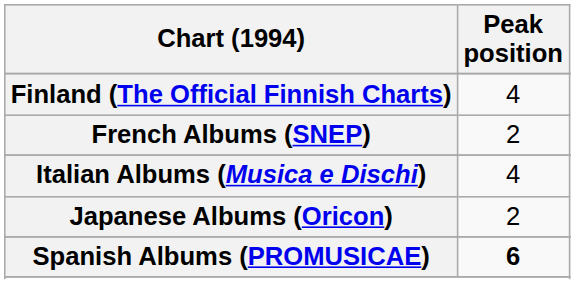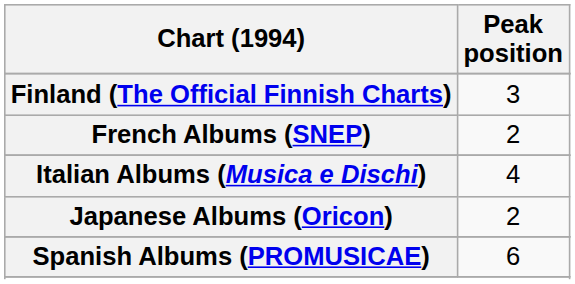(513, 94) 4 -> (513, 94) 3
(513, 256) bold -> (513, 256) normal
